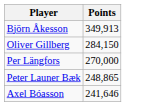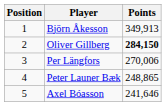+ column: (24, 12)
(102, 45) normal -> (142, 45) bold
(102, 61) 270,000 -> (142, 61) 270,006
